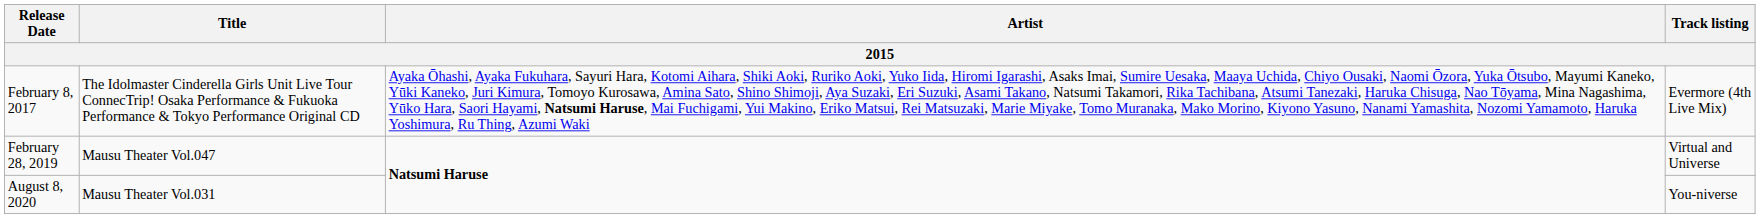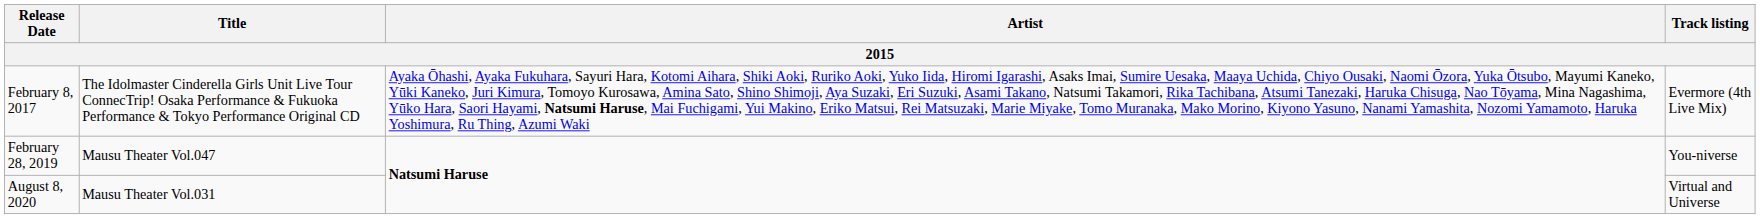(1700, 155) Virtual and Universe -> (1703, 155) You-niverse
(1703, 194) You-niverse -> (1700, 194) Virtual and Universe
